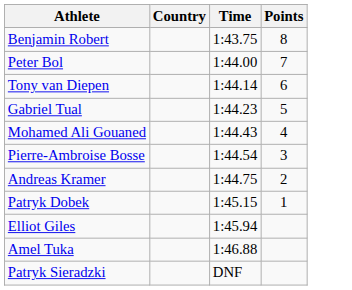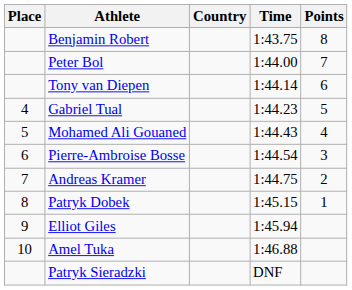+ column: (25, 16)
